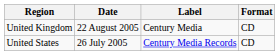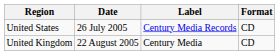rows swapped: (33, 43) <-> (39, 27)
